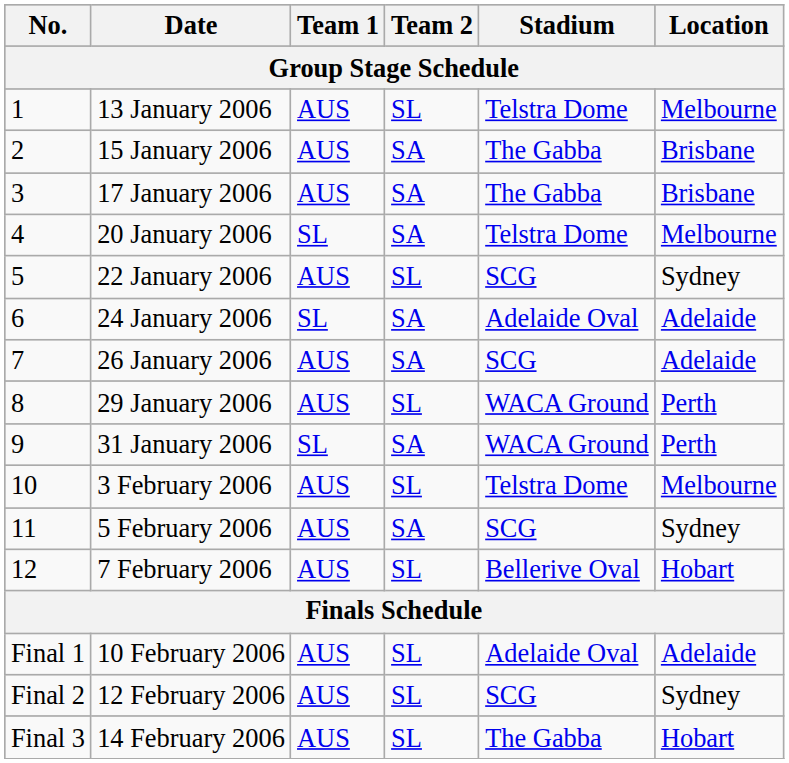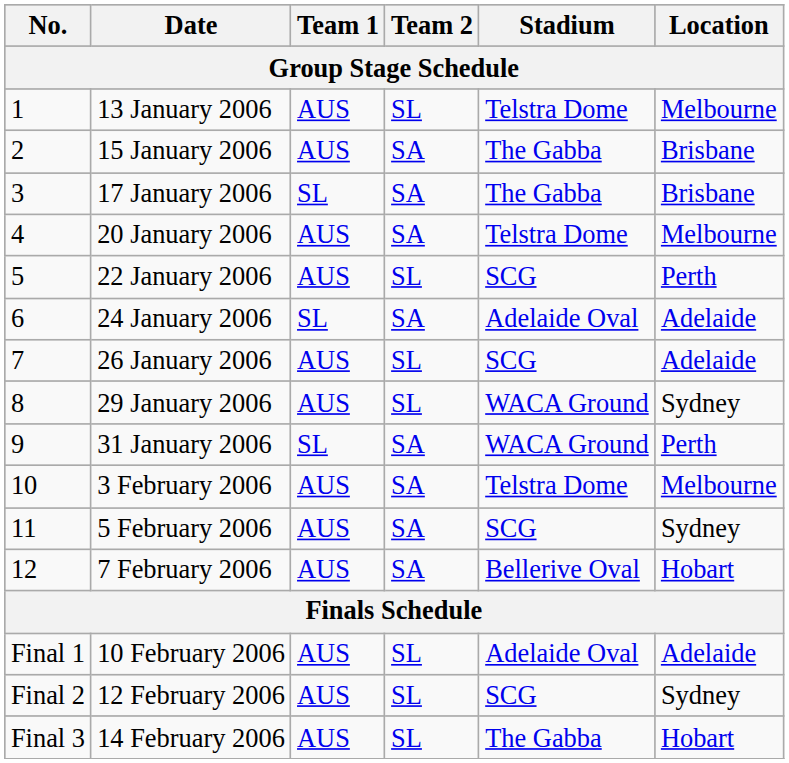(323, 192) AUS -> (312, 192) SL
(312, 234) SL -> (323, 234) AUS
(700, 276) Sydney -> (689, 276) Perth
(408, 360) SA -> (407, 360) SL
(689, 402) Perth -> (700, 402) Sydney
(407, 485) SL -> (408, 485) SA
(407, 569) SL -> (408, 569) SA
